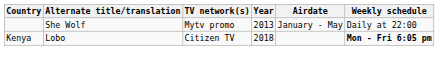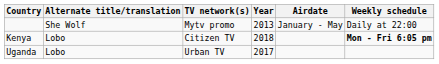+ row: (21, 52)
